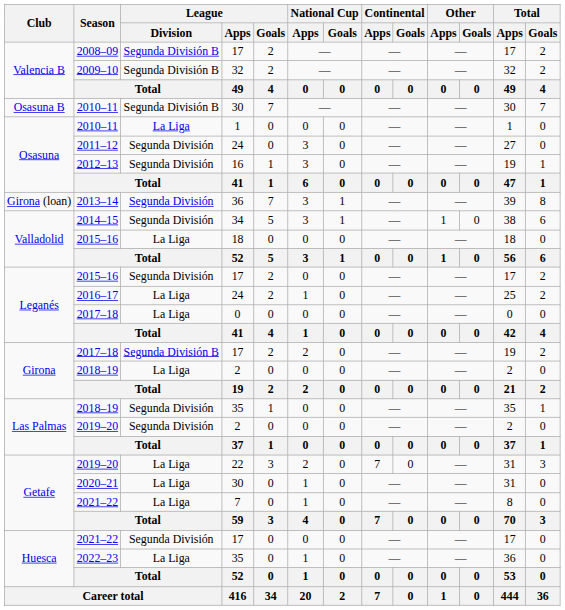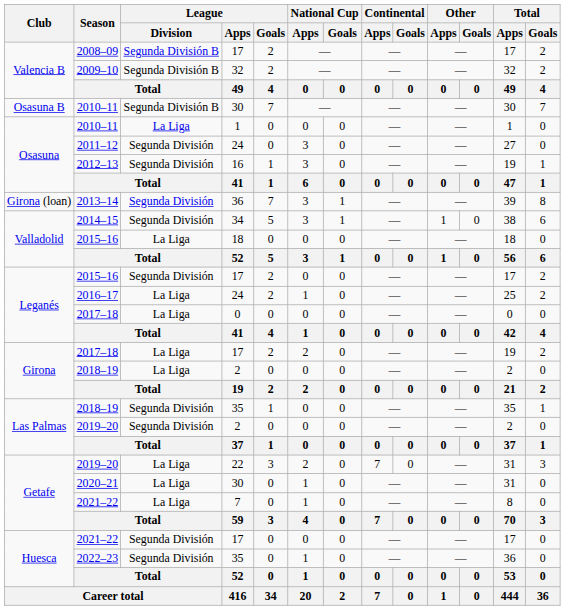(171, 351) Segunda División B -> (171, 351) La Liga
(171, 558) La Liga -> (171, 558) Segunda División
